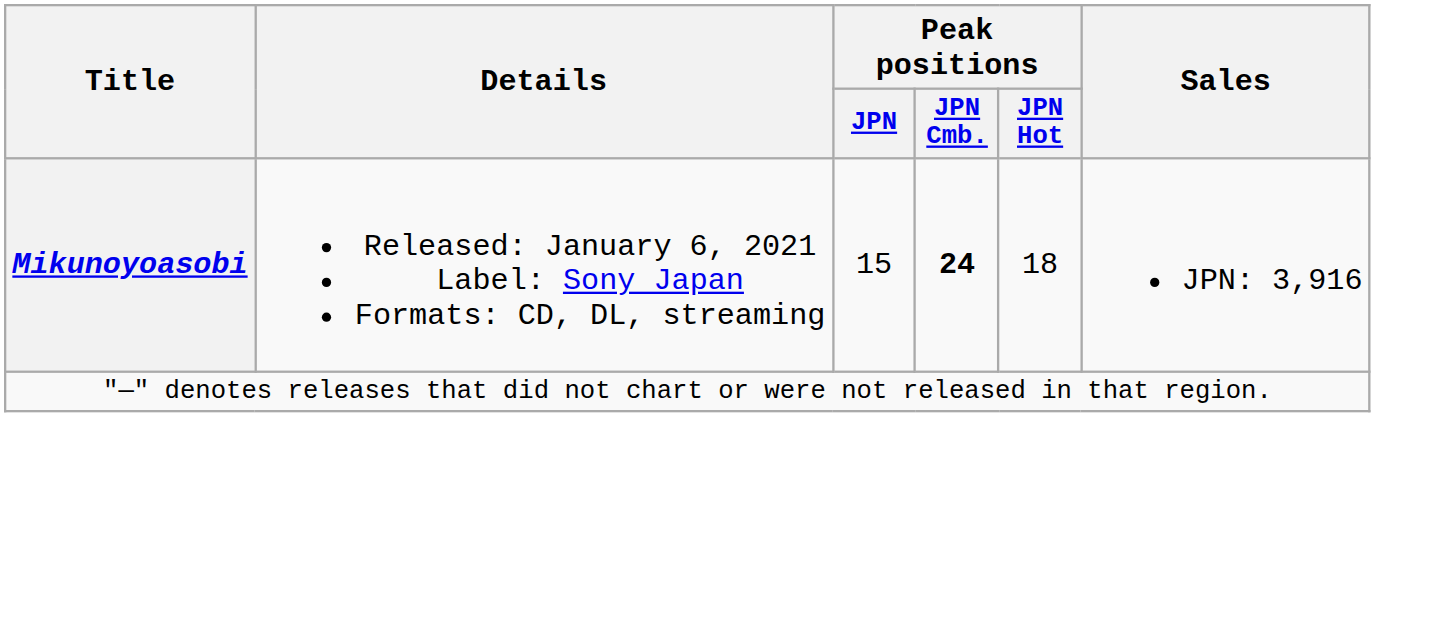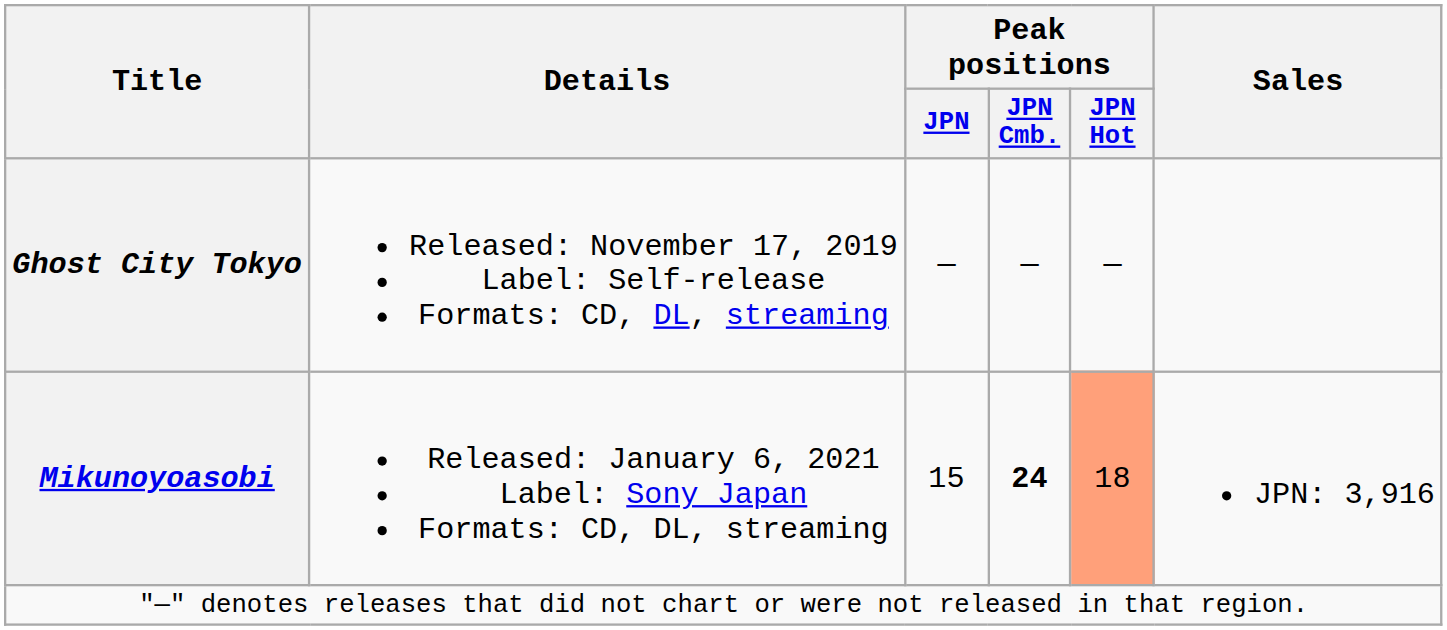+ row: (157, 264)
(1040, 264) no background -> (1112, 478) lightsalmon background
